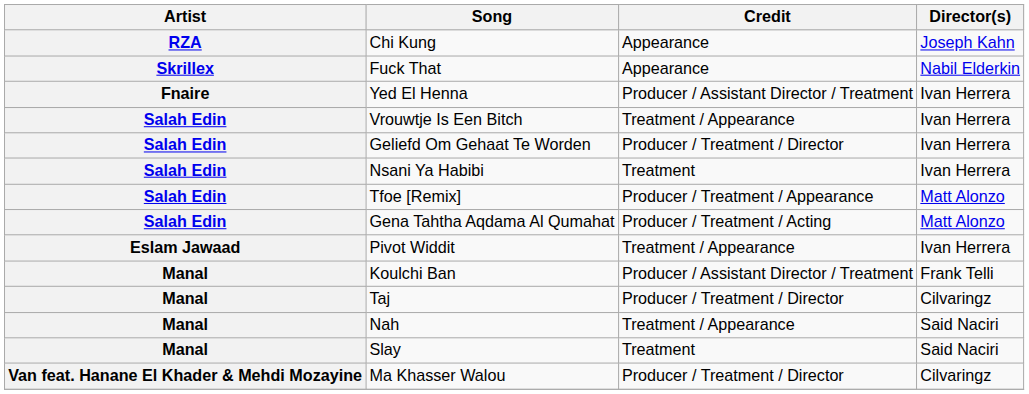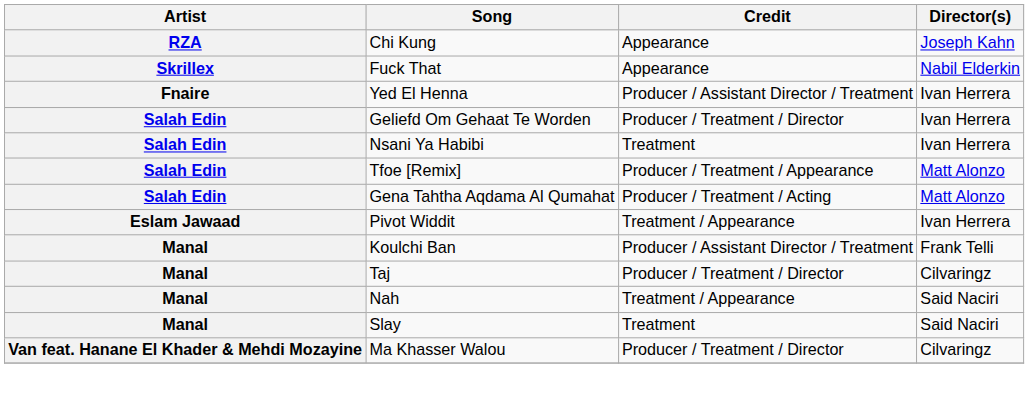- row: (446, 119)
